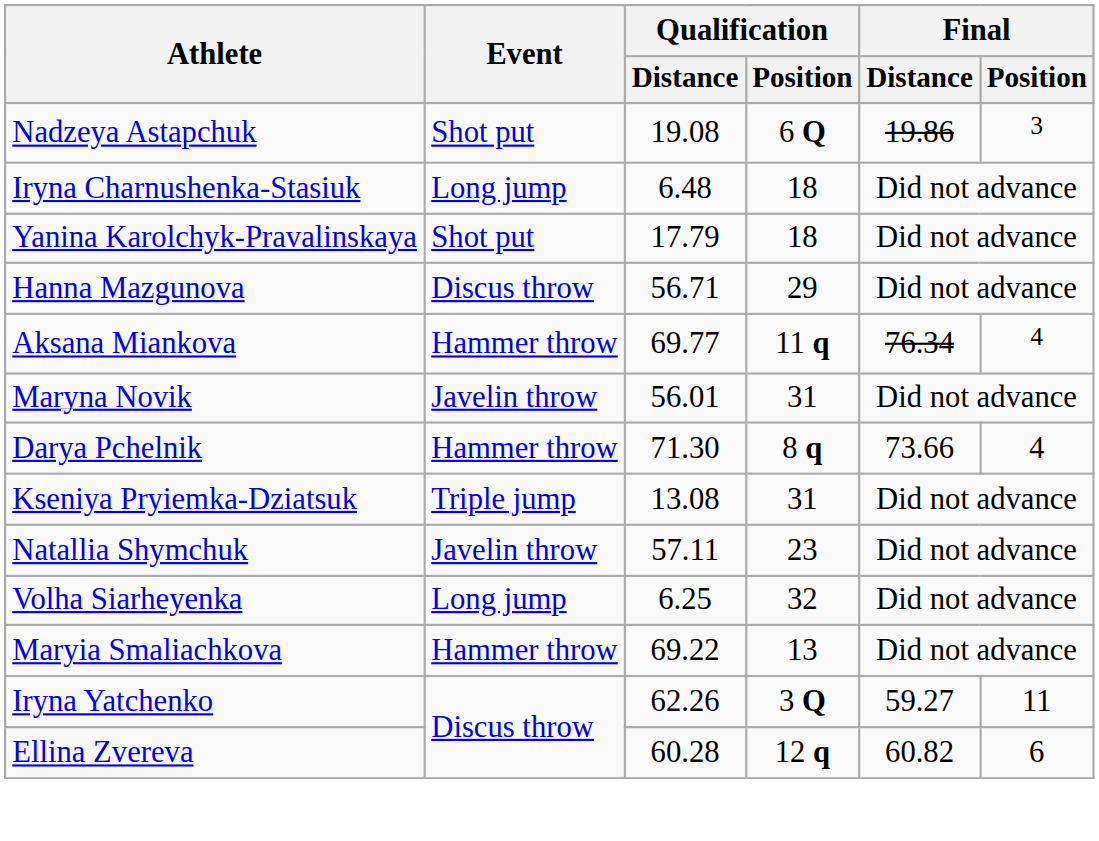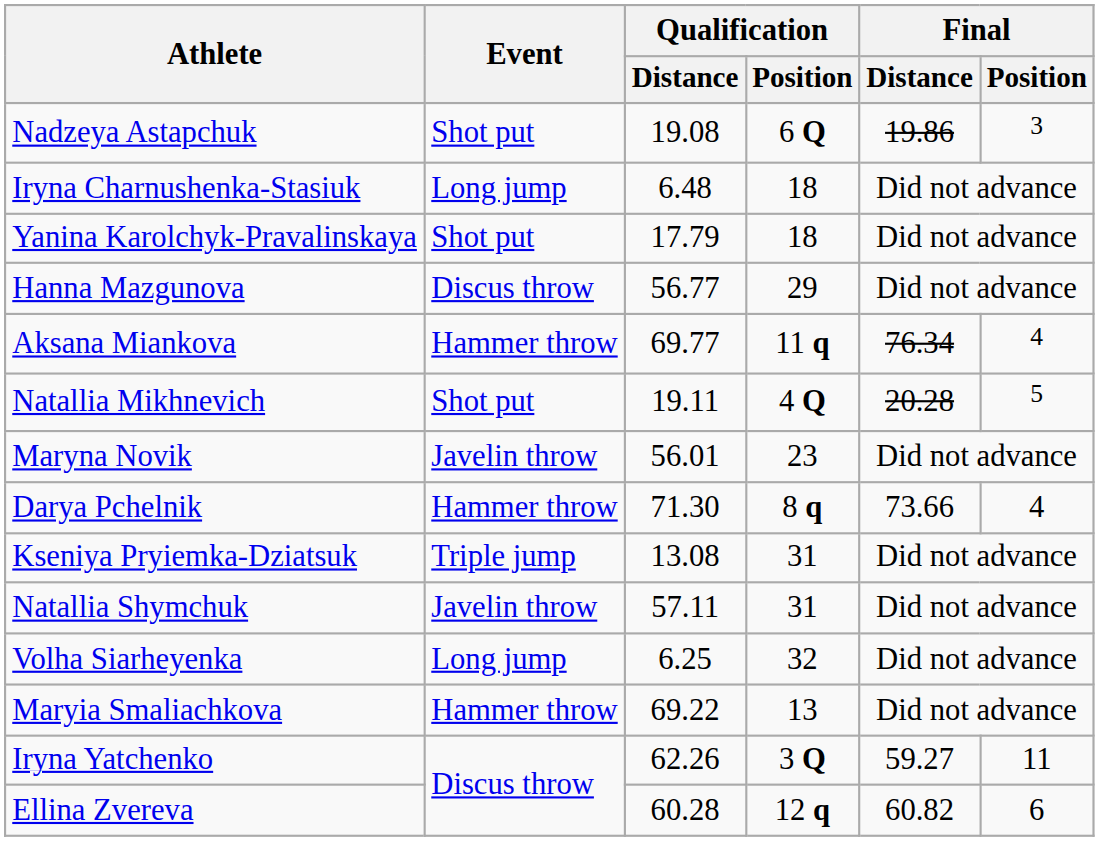(685, 288) 56.71 -> (685, 288) 56.77
+ row: (139, 401)
(802, 397) 31 -> (802, 456) 23
(802, 549) 23 -> (802, 608) 31
